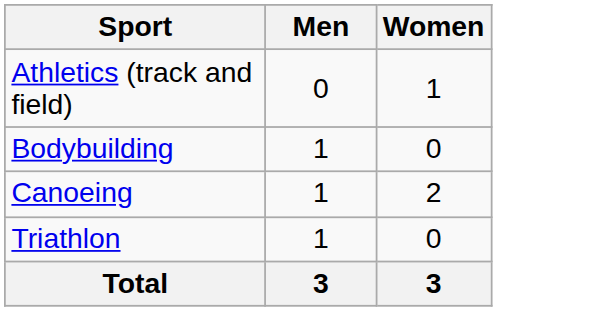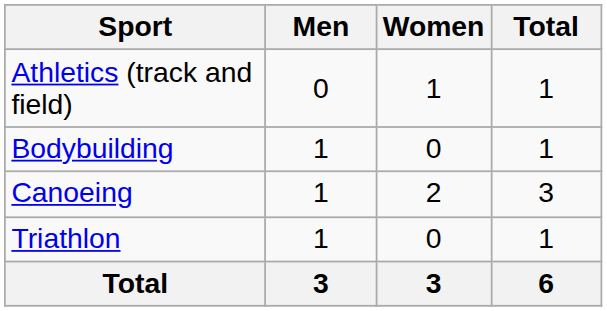+ column: (546, 26)
